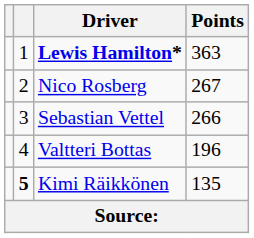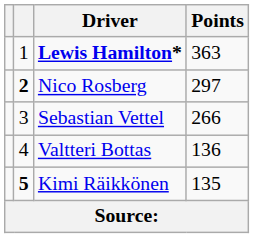(24, 85) normal -> (24, 85) bold
(206, 85) 267 -> (206, 85) 297
(206, 150) 196 -> (206, 150) 136
